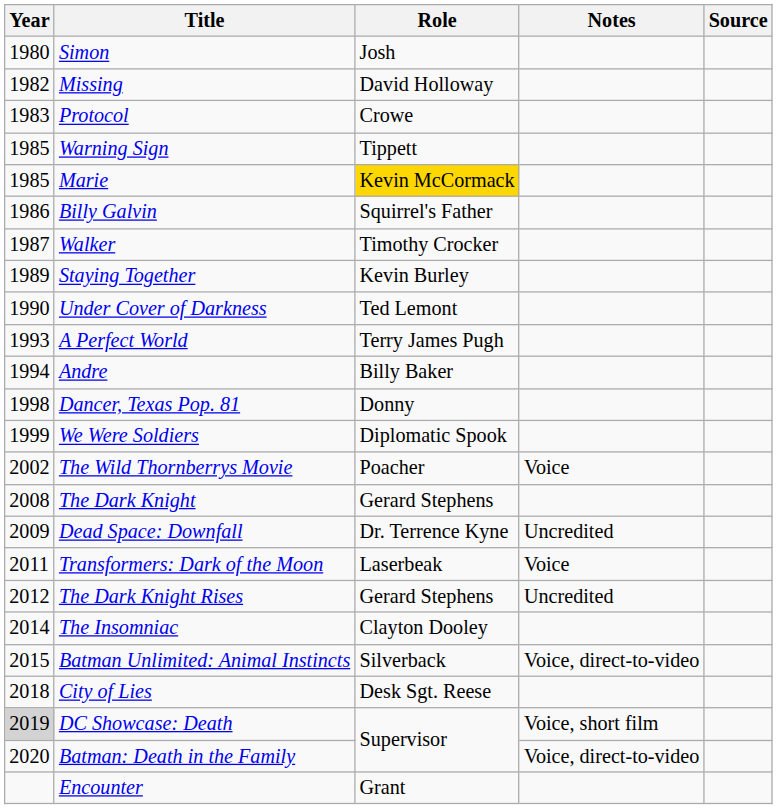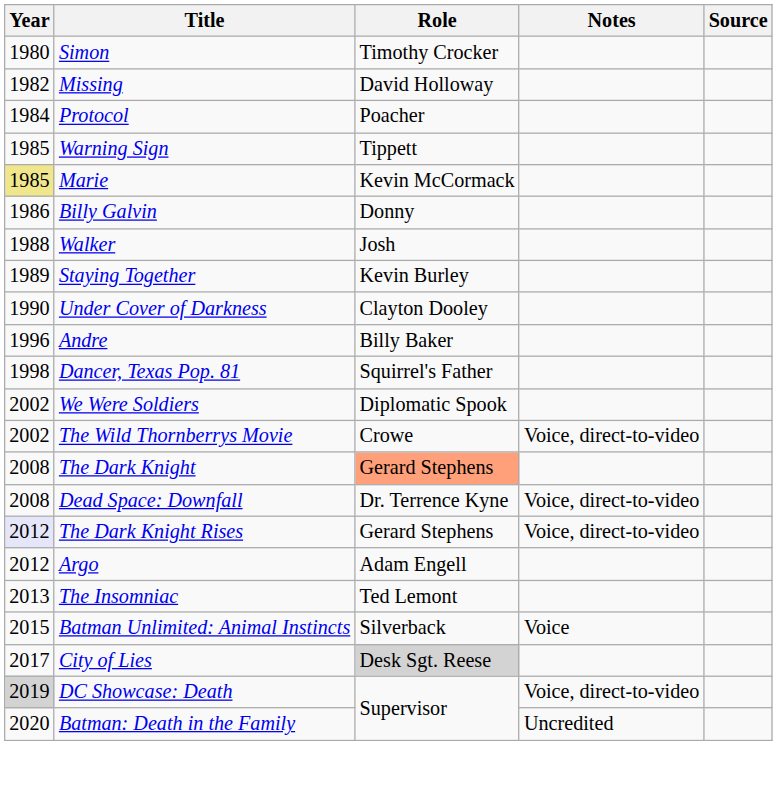(377, 52) Josh -> (429, 52) Timothy Crocker
(29, 116) 1983 -> (29, 116) 1984
(386, 116) Crowe -> (392, 116) Poacher
(29, 180) no background -> (29, 180) khaki background
(437, 180) gold background -> (437, 180) no background
(426, 212) Squirrel's Father -> (387, 212) Donny
(29, 244) 1987 -> (29, 244) 1988
(429, 244) Timothy Crocker -> (377, 244) Josh
(408, 308) Ted Lemont -> (424, 308) Clayton Dooley
- row: (123, 340)
(29, 372) 1994 -> (29, 340) 1996
(387, 404) Donny -> (426, 372) Squirrel's Father
(29, 436) 1999 -> (29, 404) 2002
(392, 468) Poacher -> (386, 436) Crowe
(547, 468) Voice -> (612, 436) Voice, direct-to-video
(426, 500) no background -> (426, 468) lightsalmon background
(29, 532) 2009 -> (29, 500) 2008
(569, 532) Uncredited -> (612, 500) Voice, direct-to-video
- row: (191, 564)
(29, 595) no background -> (29, 532) lavender background
(569, 595) Uncredited -> (612, 532) Voice, direct-to-video
+ row: (79, 564)
(29, 627) 2014 -> (29, 595) 2013
(424, 627) Clayton Dooley -> (408, 595) Ted Lemont
(612, 659) Voice, direct-to-video -> (547, 627) Voice
(29, 691) 2018 -> (29, 659) 2017
(425, 691) no background -> (425, 659) lightgrey background
(591, 723) Voice, short film -> (612, 691) Voice, direct-to-video
(612, 755) Voice, direct-to-video -> (569, 723) Uncredited
- row: (101, 787)
